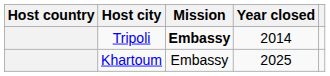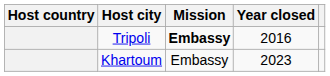(276, 37) 2014 -> (276, 37) 2016
(276, 60) 2025 -> (276, 60) 2023
